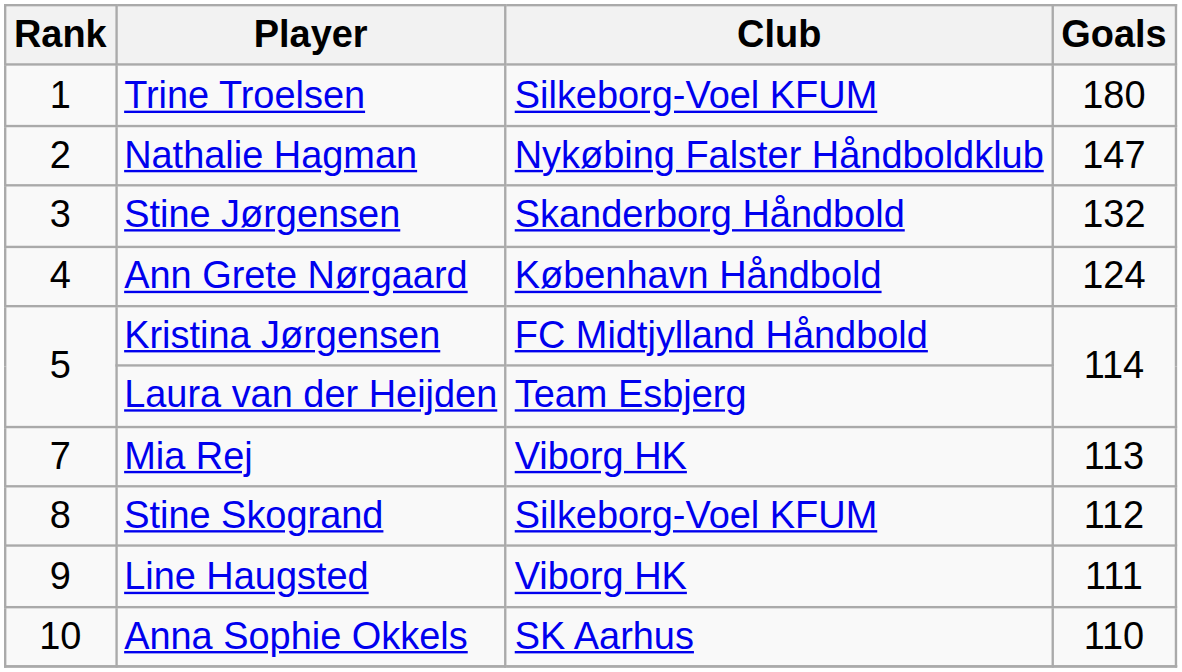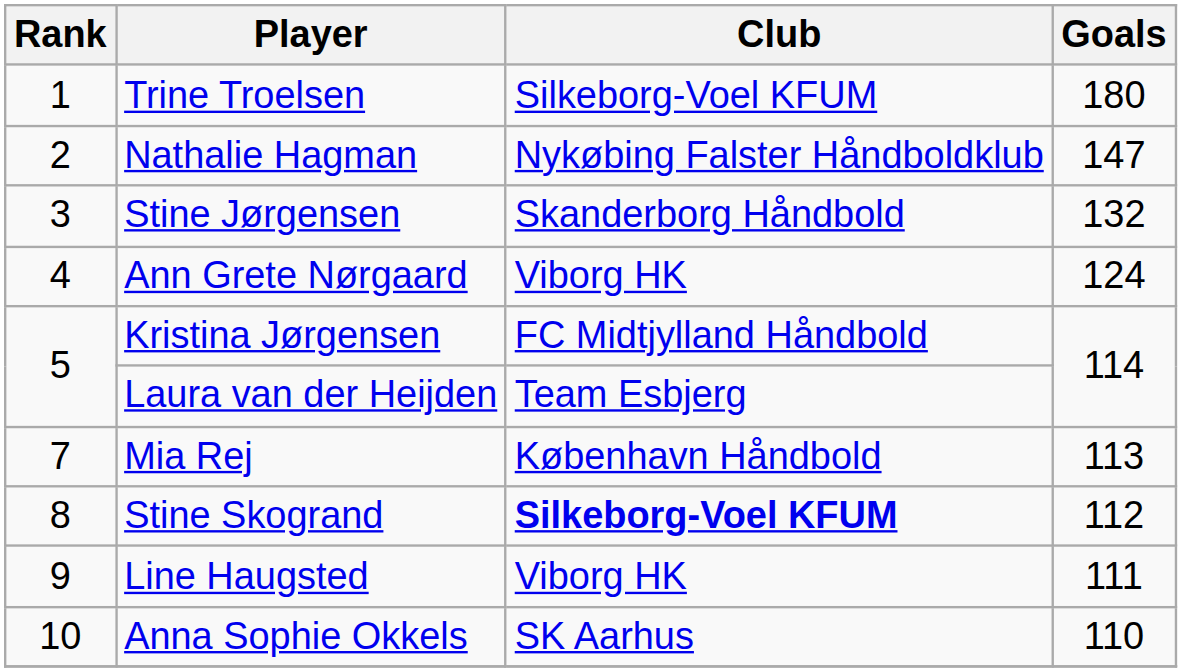(698, 275) København Håndbold -> (601, 275) Viborg HK
(601, 455) Viborg HK -> (698, 455) København Håndbold
(696, 515) normal -> (706, 515) bold
